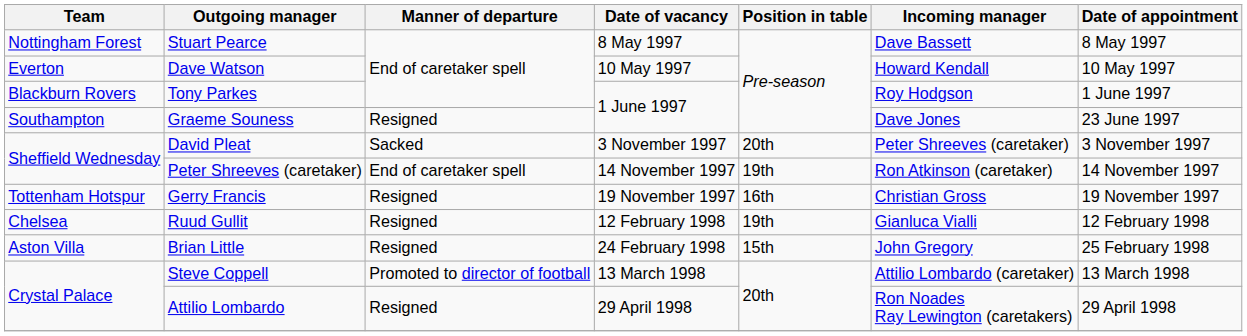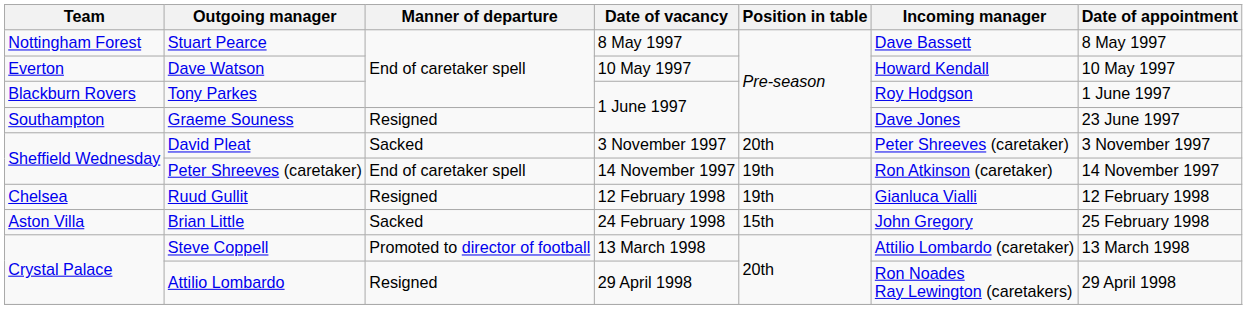- row: (217, 196)
(403, 247) Resigned -> (396, 222) Sacked
